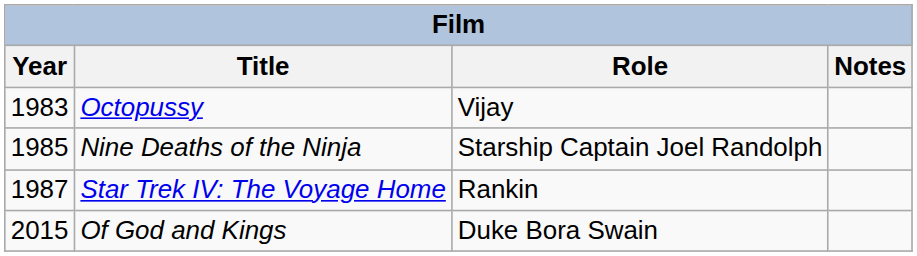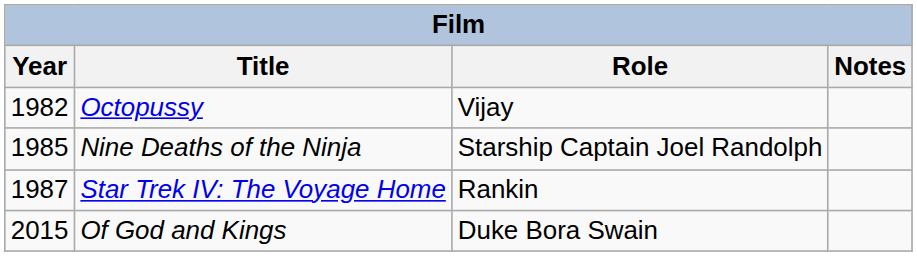(40, 107) 1983 -> (40, 107) 1982
